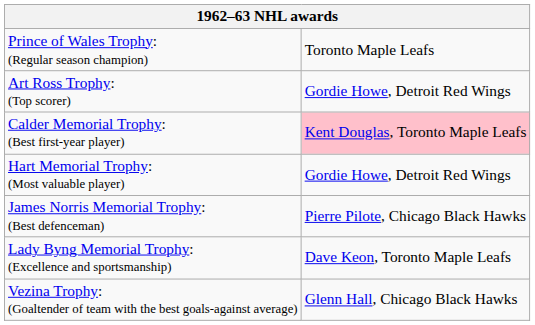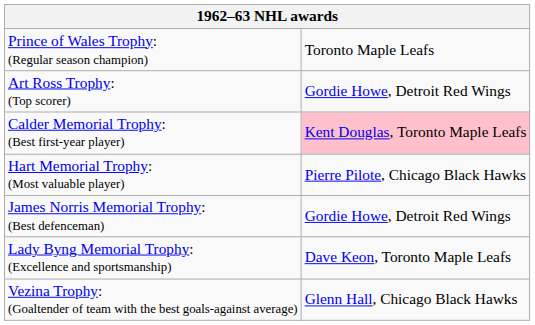(408, 174) Gordie Howe, Detroit Red Wings -> (415, 174) Pierre Pilote, Chicago Black Hawks
(415, 216) Pierre Pilote, Chicago Black Hawks -> (408, 216) Gordie Howe, Detroit Red Wings
